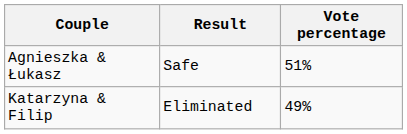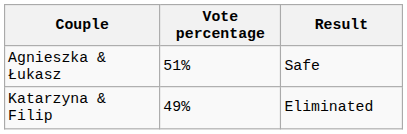columns swapped: (341, 25) <-> (220, 25)
